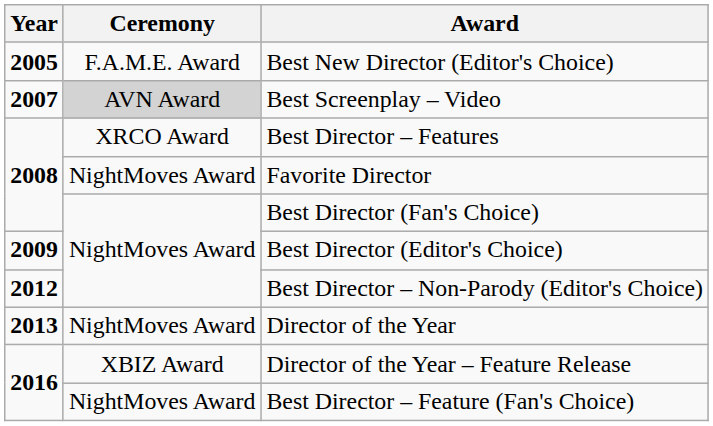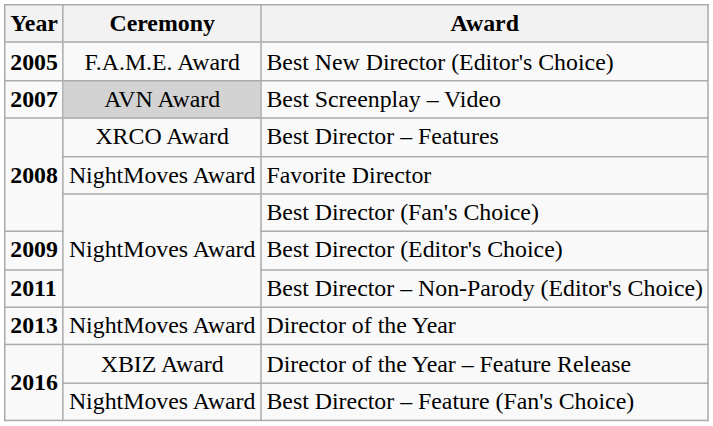(34, 288) 2012 -> (33, 288) 2011
